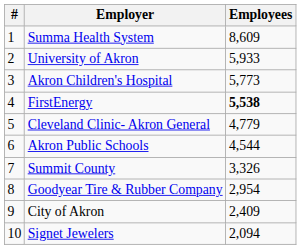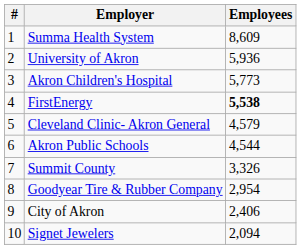(244, 59) 5,933 -> (244, 59) 5,936
(244, 124) 4,779 -> (244, 124) 4,579
(244, 211) 2,409 -> (244, 211) 2,406
